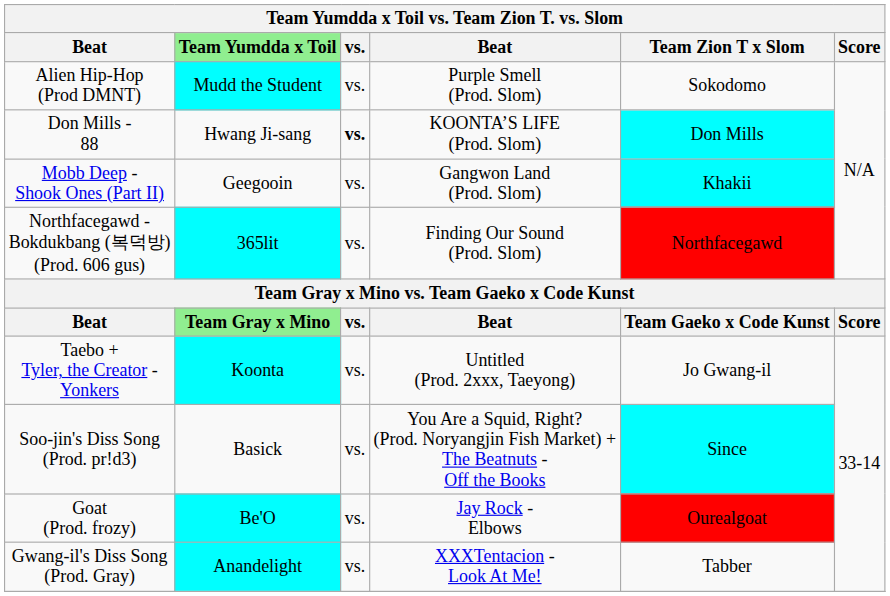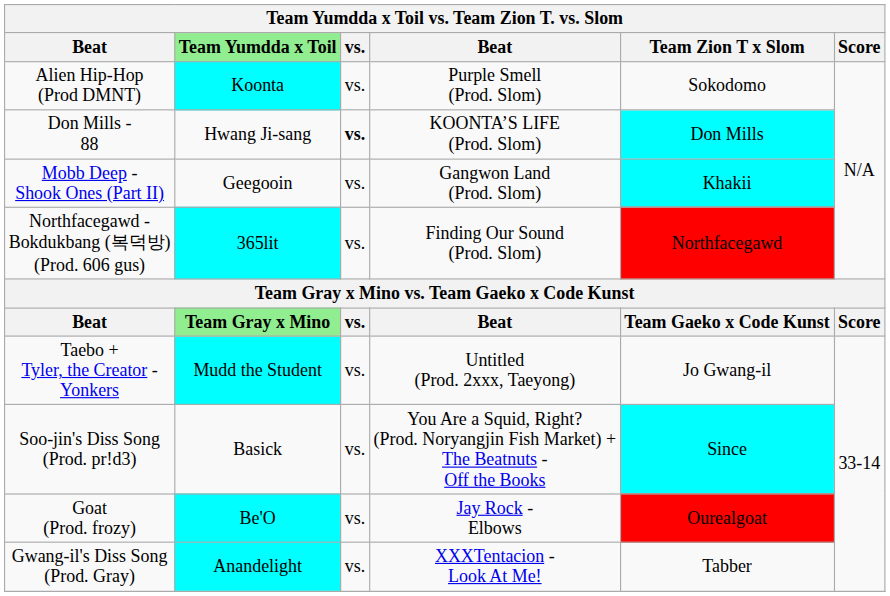(258, 85) Mudd the Student -> (258, 85) Koonta
(258, 370) Koonta -> (258, 370) Mudd the Student
